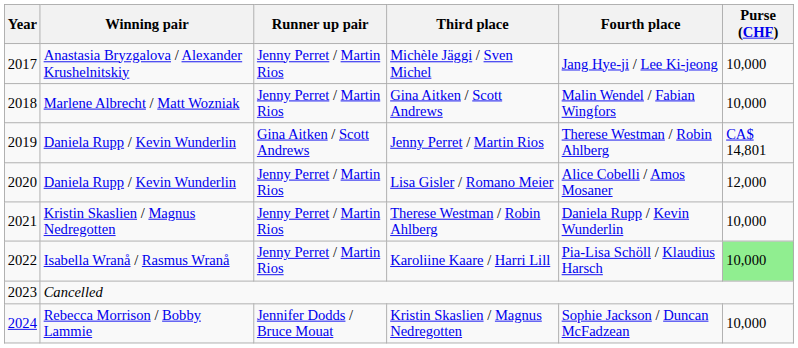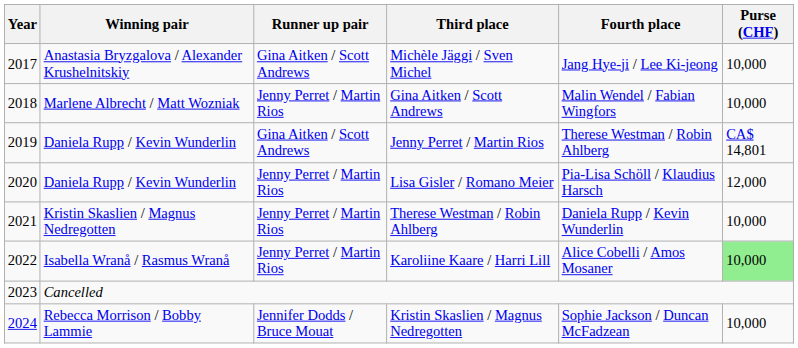(319, 63) Jenny Perret / Martin Rios -> (313, 63) Gina Aitken / Scott Andrews
(623, 182) Alice Cobelli / Amos Mosaner -> (638, 182) Pia-Lisa Schöll / Klaudius Harsch
(638, 261) Pia-Lisa Schöll / Klaudius Harsch -> (623, 261) Alice Cobelli / Amos Mosaner
